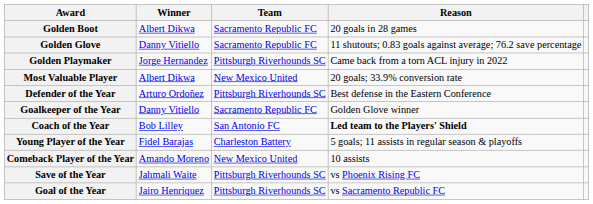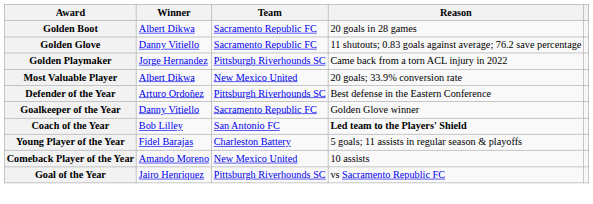- row: (70, 175)
